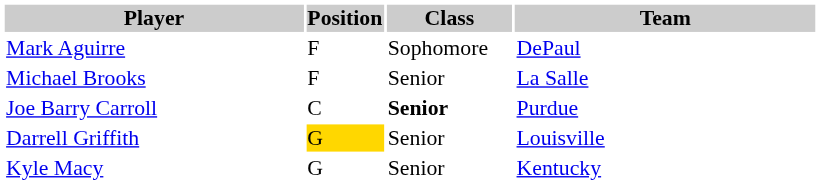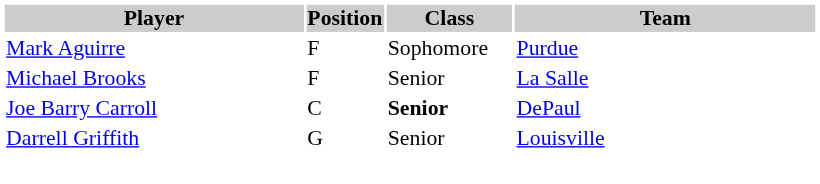(549, 48) DePaul -> (547, 48) Purdue
(547, 107) Purdue -> (549, 107) DePaul
(315, 137) gold background -> (315, 137) no background
- row: (55, 167)
